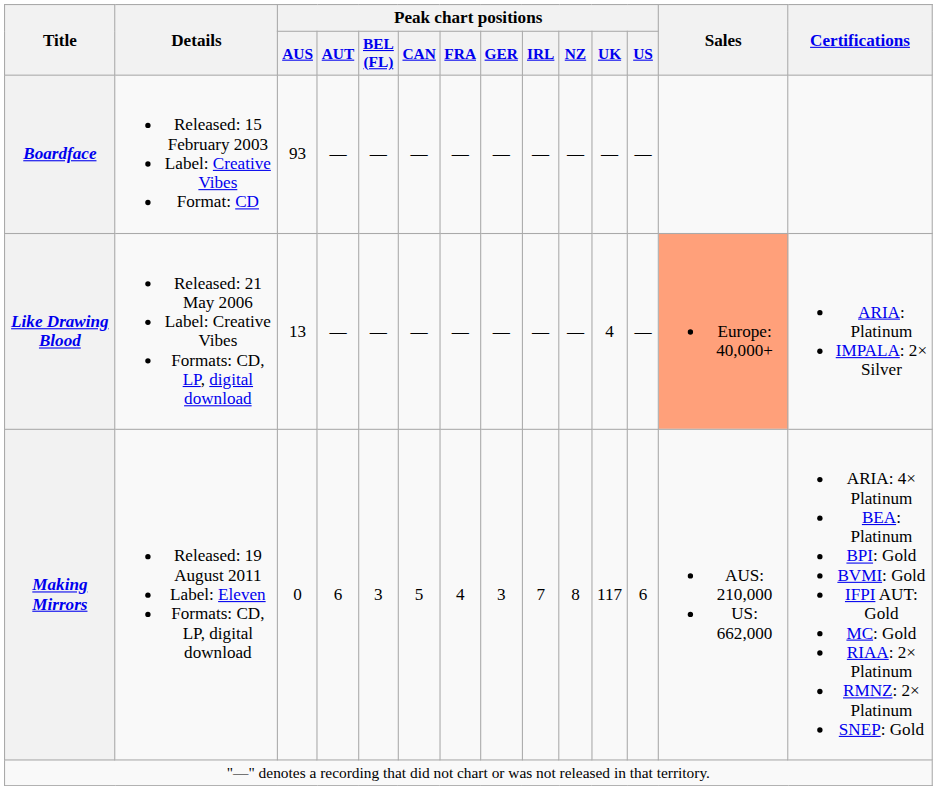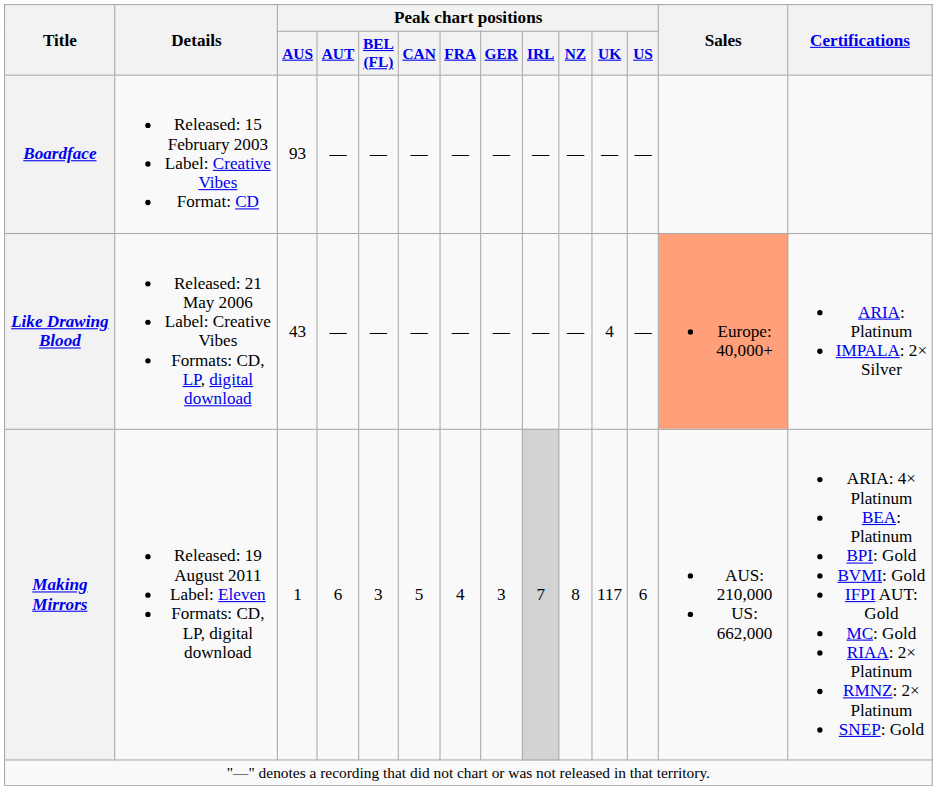(298, 331) 13 -> (298, 331) 43
(298, 594) 0 -> (298, 594) 1
(541, 594) no background -> (541, 594) lightgrey background
